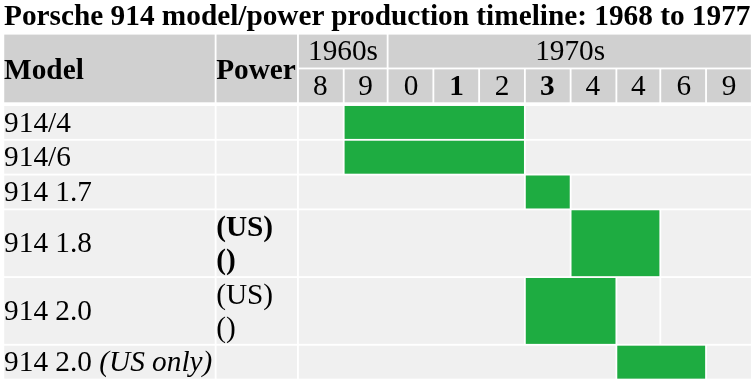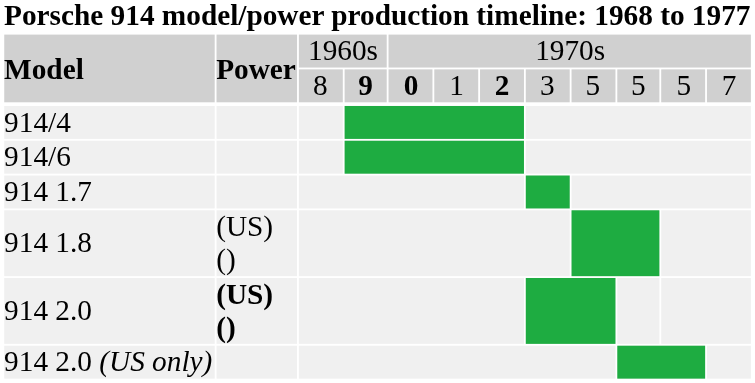(366, 85) normal -> (366, 85) bold
(411, 85) normal -> (411, 85) bold
(457, 85) bold -> (457, 85) normal
(502, 85) normal -> (502, 85) bold
(547, 85) bold -> (547, 85) normal
(593, 85) 4 -> (593, 85) 5
(638, 85) 4 -> (638, 85) 5
(684, 85) 6 -> (684, 85) 5
(729, 85) 9 -> (729, 85) 7
(245, 242) bold -> (245, 242) normal
(245, 310) normal -> (245, 310) bold
